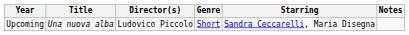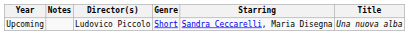columns swapped: (81, 11) <-> (391, 11)
